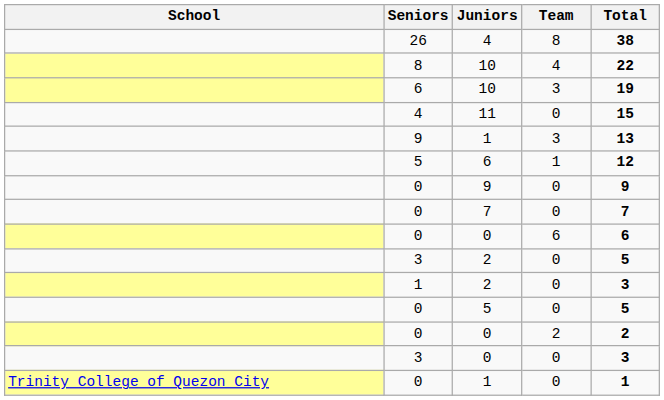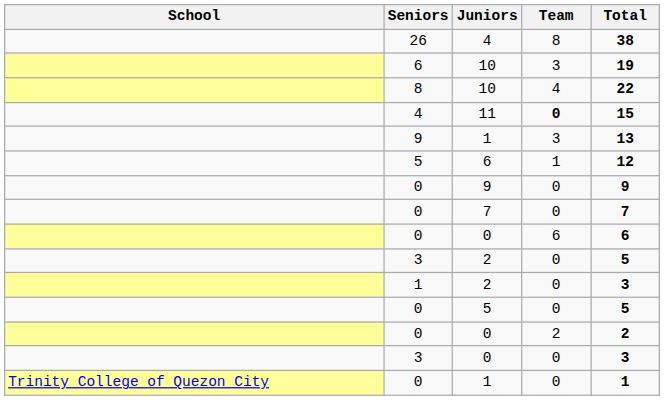rows swapped: (418, 65) <-> (418, 90)
(556, 114) normal -> (556, 114) bold
